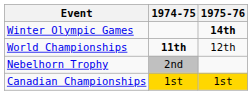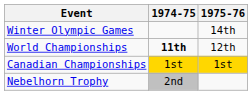(223, 30) bold -> (223, 30) normal
rows swapped: (77, 82) <-> (58, 64)
